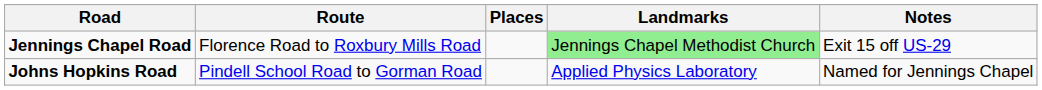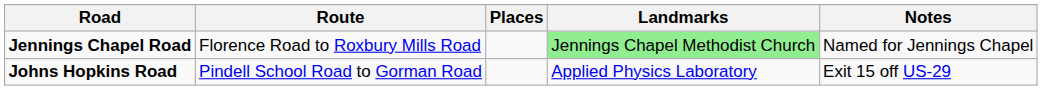(887, 44) Exit 15 off US-29 -> (928, 44) Named for Jennings Chapel
(928, 71) Named for Jennings Chapel -> (887, 71) Exit 15 off US-29
